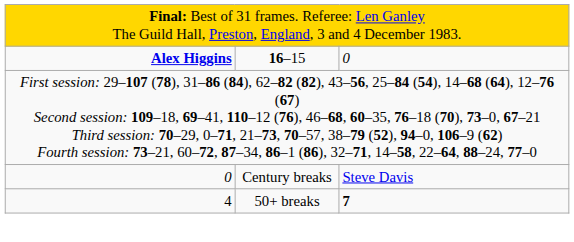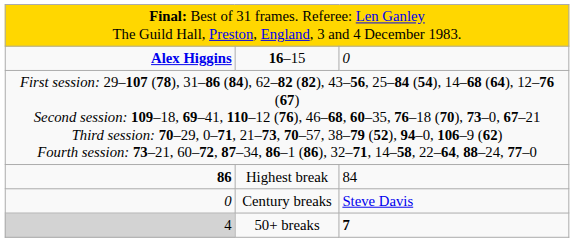+ row: (287, 177)
(228, 201) no background -> (228, 225) lightgrey background
